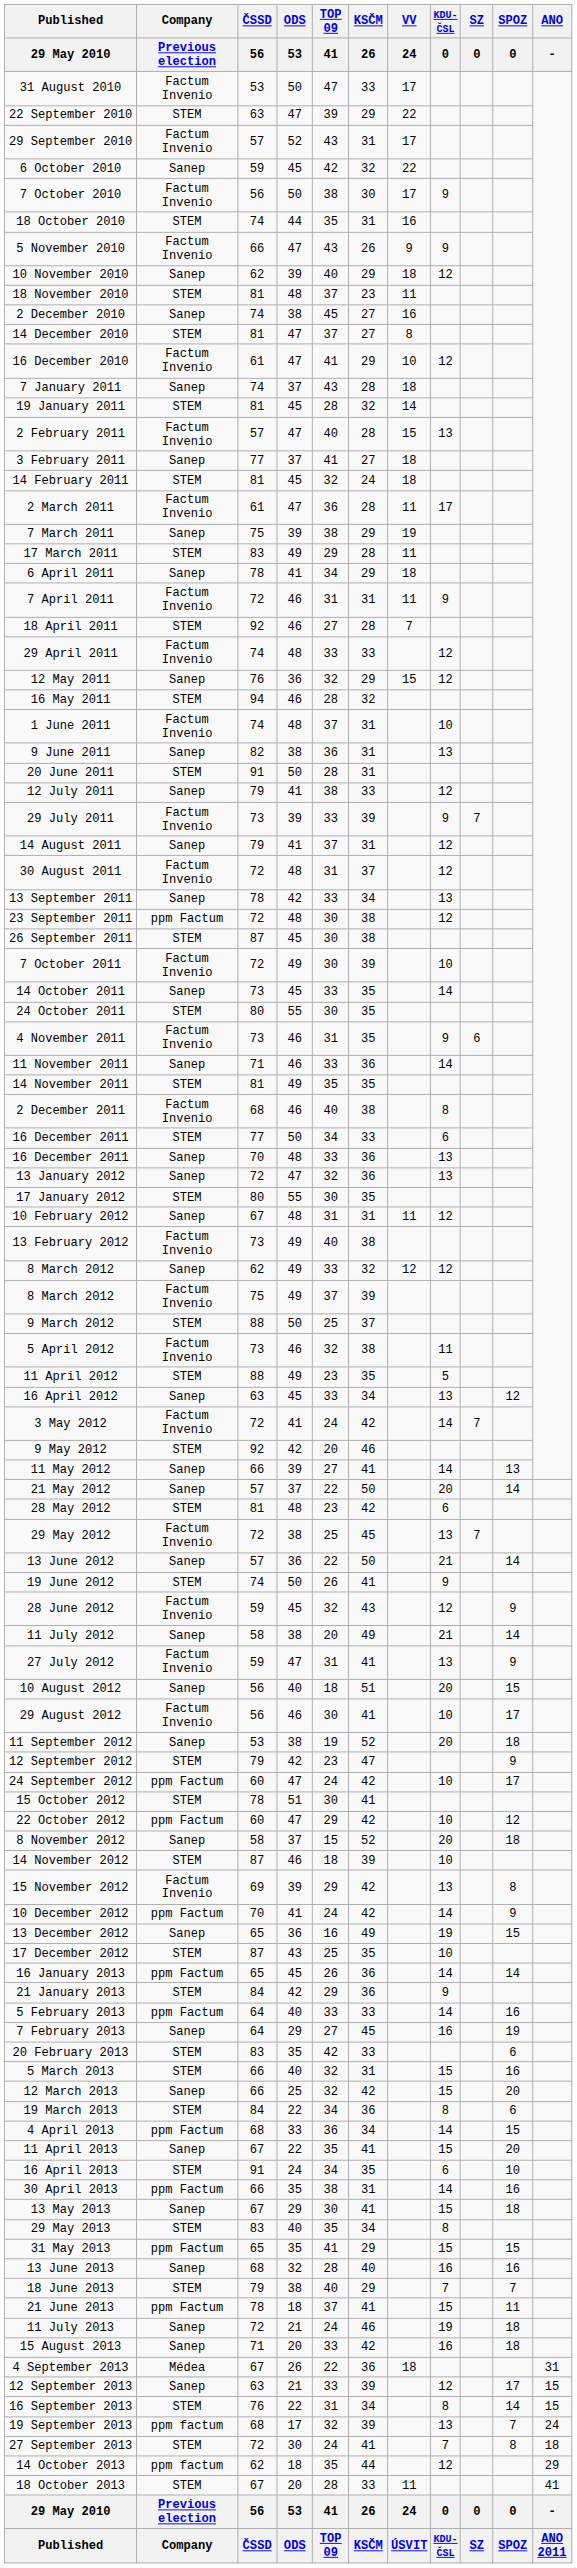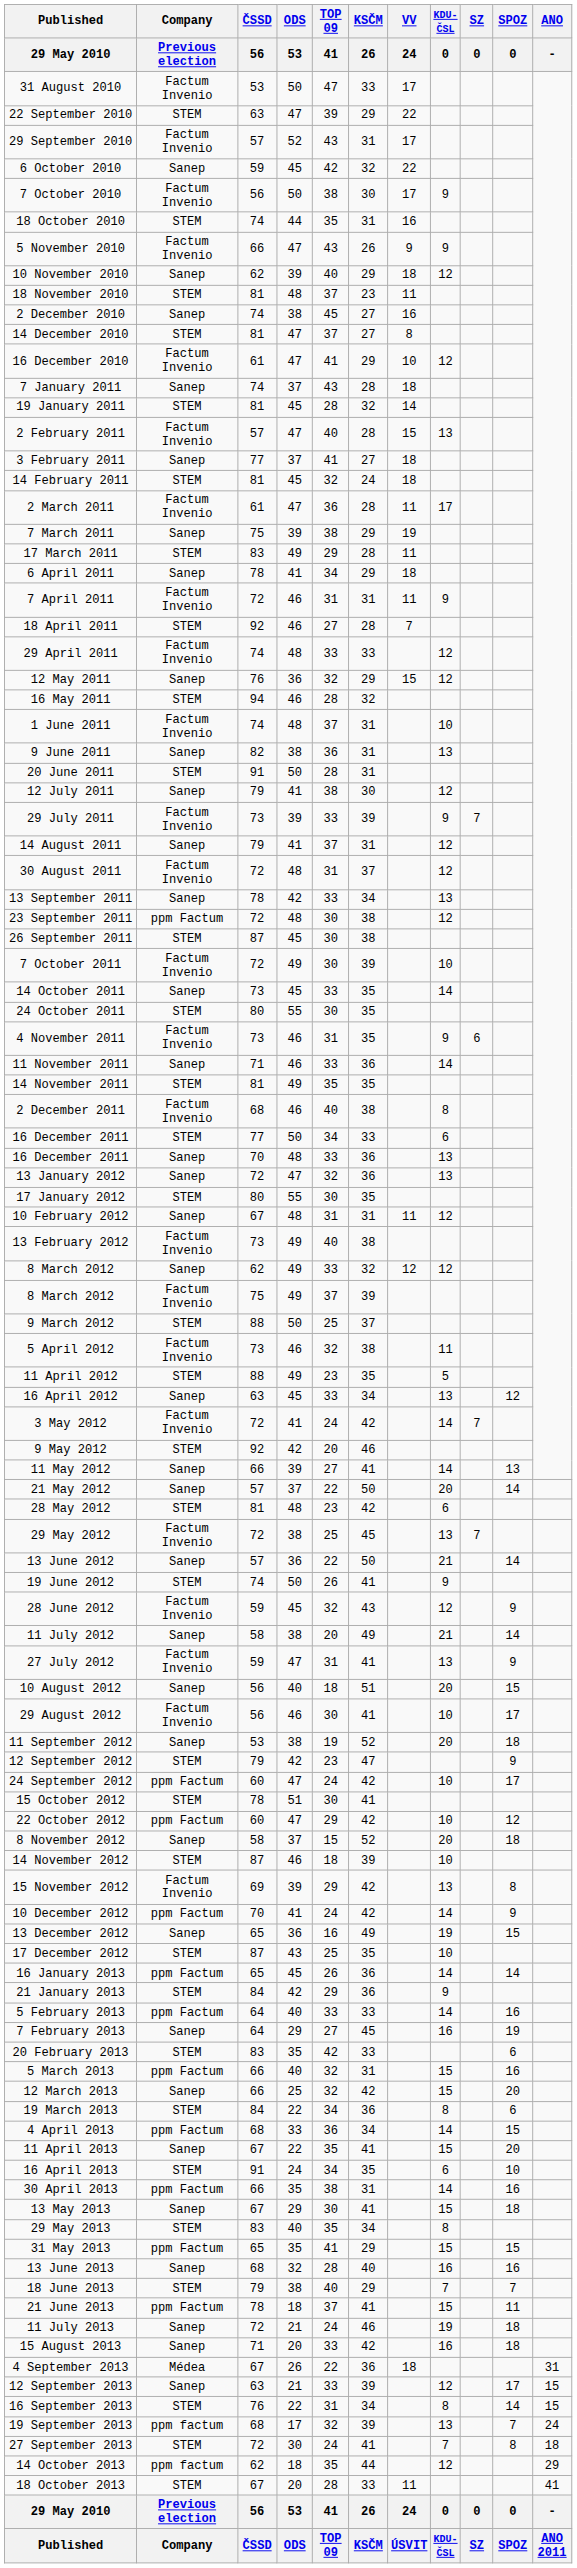(368, 793) 33 -> (368, 793) 30
(187, 2072) STEM -> (187, 2072) ppm Factum
